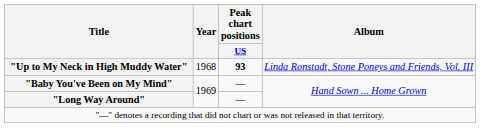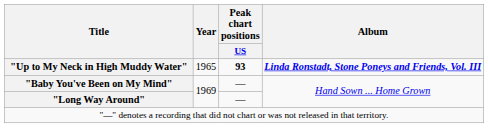(206, 67) 1968 -> (206, 67) 1965
(369, 67) normal -> (373, 67) bold
